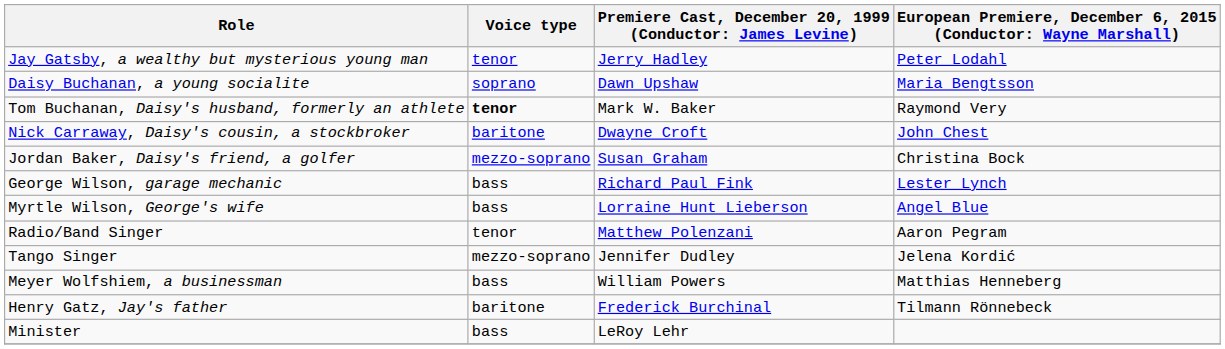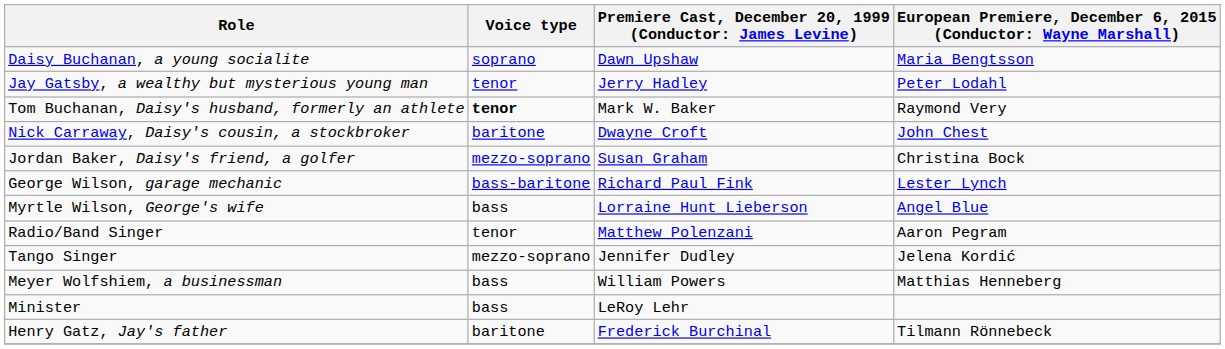rows swapped: (218, 59) <-> (159, 84)
(490, 183) bass -> (531, 183) bass-baritone
rows swapped: (118, 307) <-> (45, 332)
